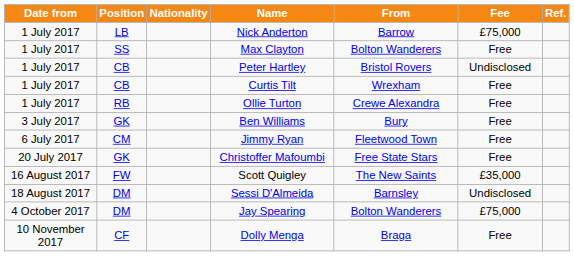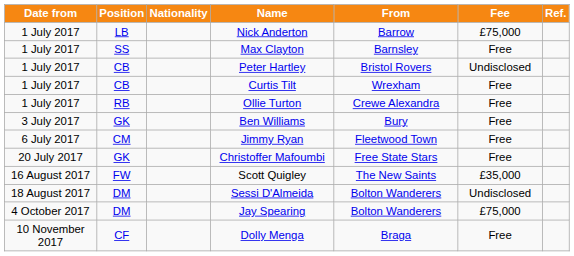(396, 50) Bolton Wanderers -> (396, 50) Barnsley
(396, 193) Barnsley -> (396, 193) Bolton Wanderers
